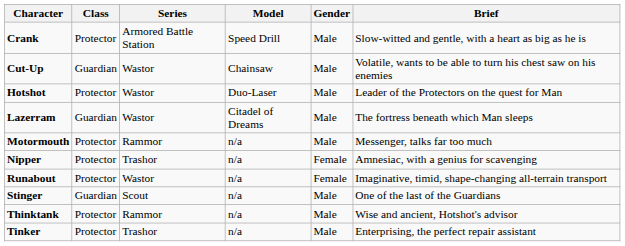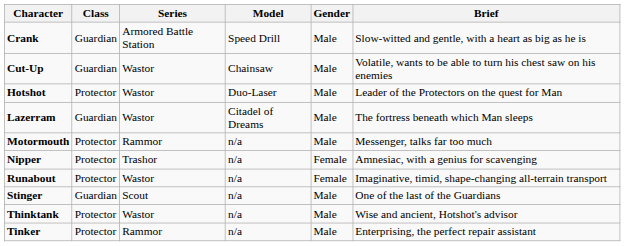(96, 37) Protector -> (96, 37) Guardian
(142, 213) Rammor -> (138, 213) Wastor
(140, 232) Trashor -> (142, 232) Rammor
